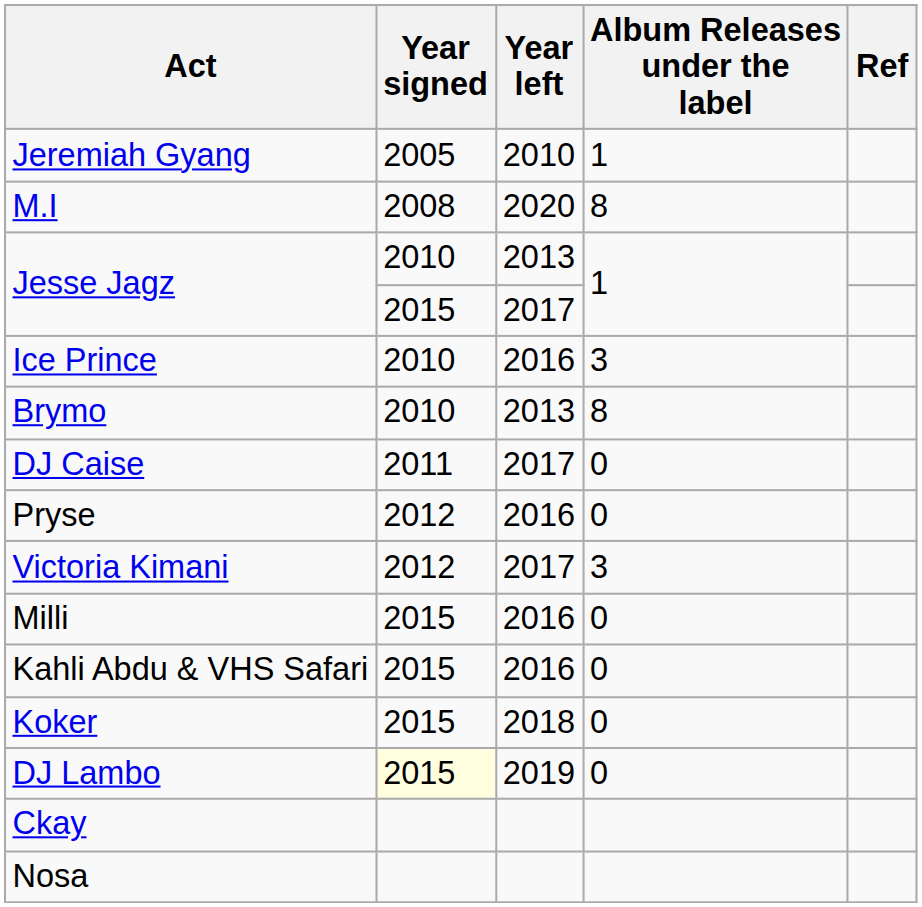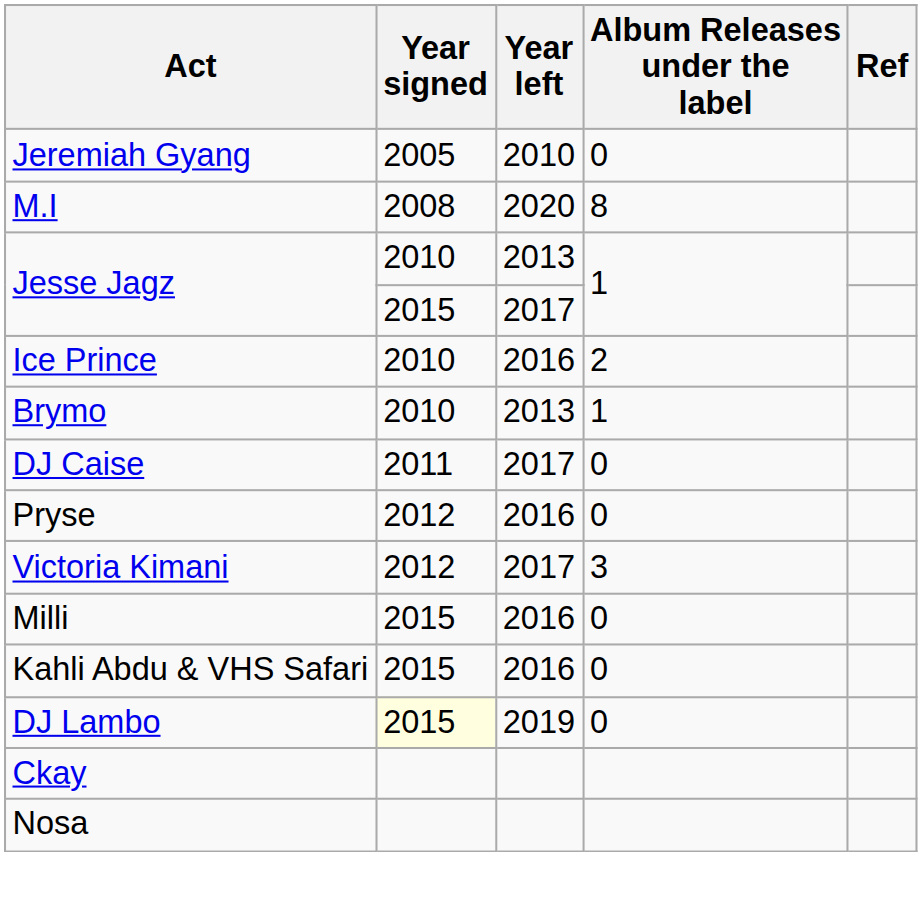(599, 154) 1 -> (599, 154) 0
(599, 360) 3 -> (599, 360) 2
(599, 412) 8 -> (599, 412) 1
- row: (55, 721)
